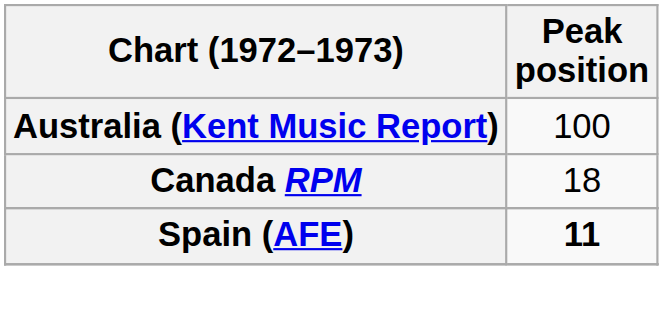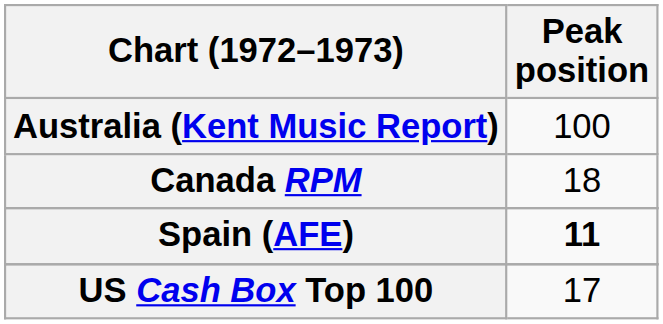+ row: (256, 290)
